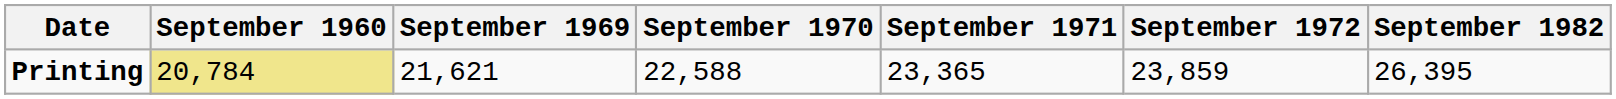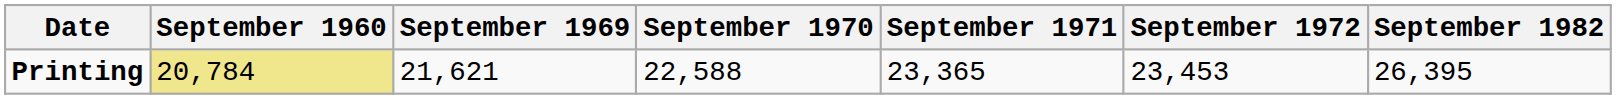(1180, 72) 23,859 -> (1180, 72) 23,453
